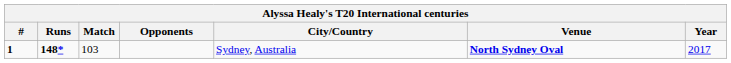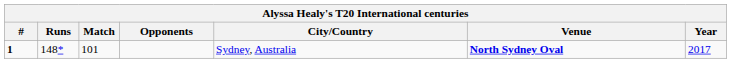(52, 49) bold -> (52, 49) normal
(90, 49) 103 -> (90, 49) 101
